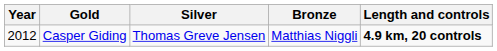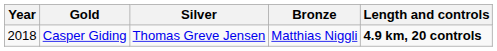(22, 35) 2012 -> (22, 35) 2018
